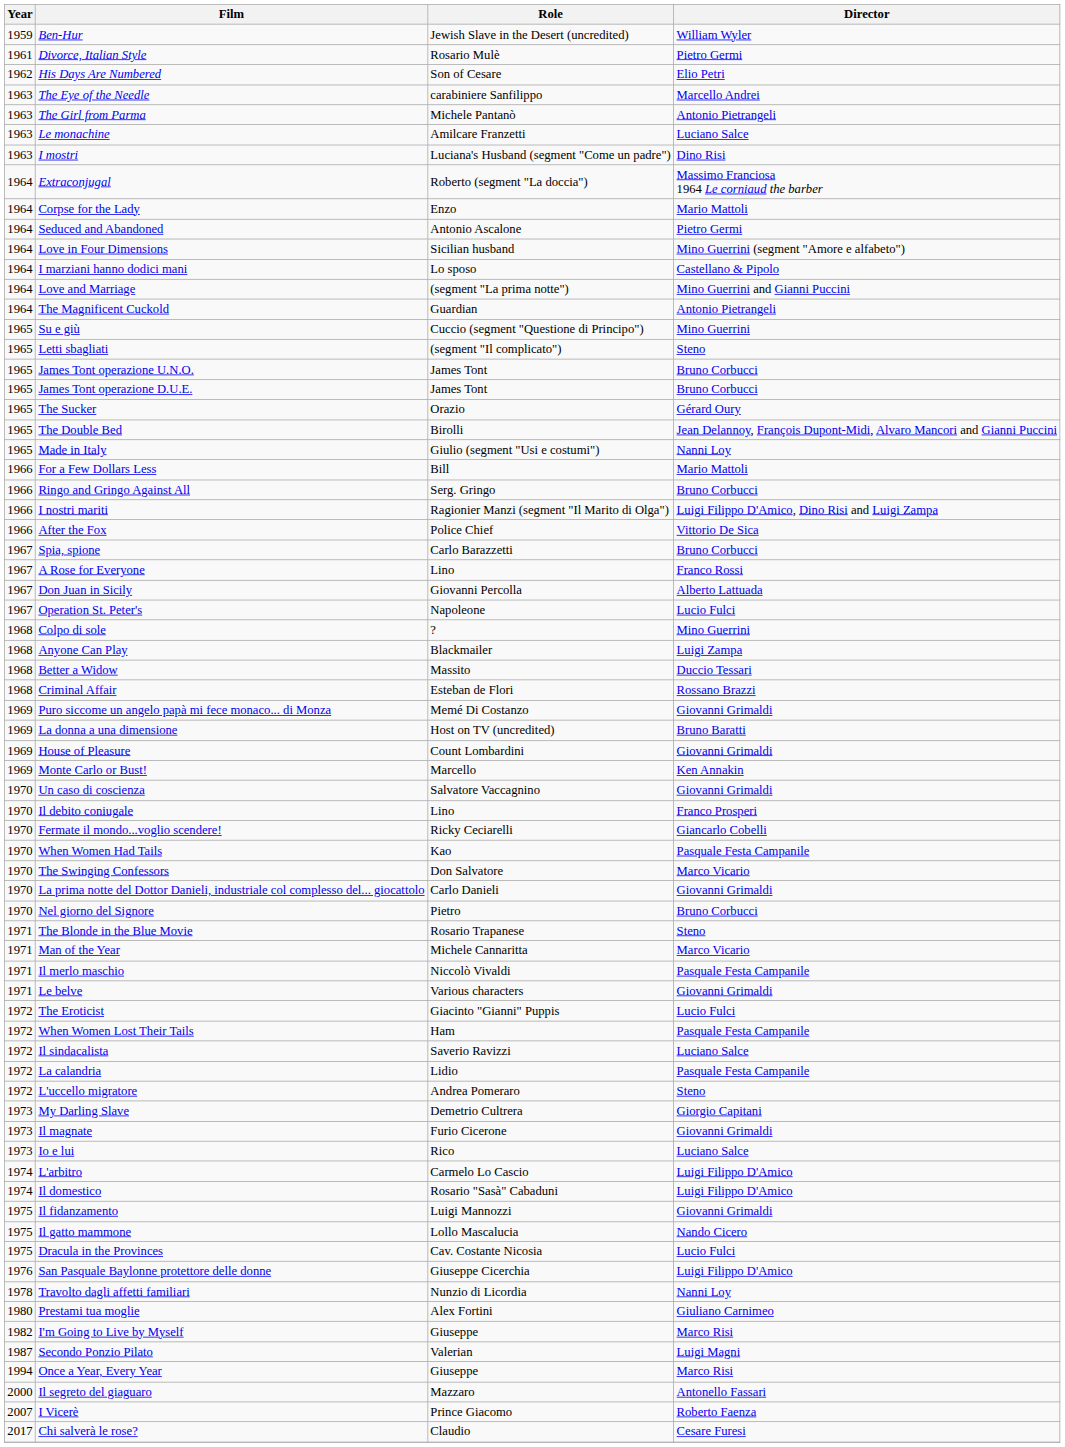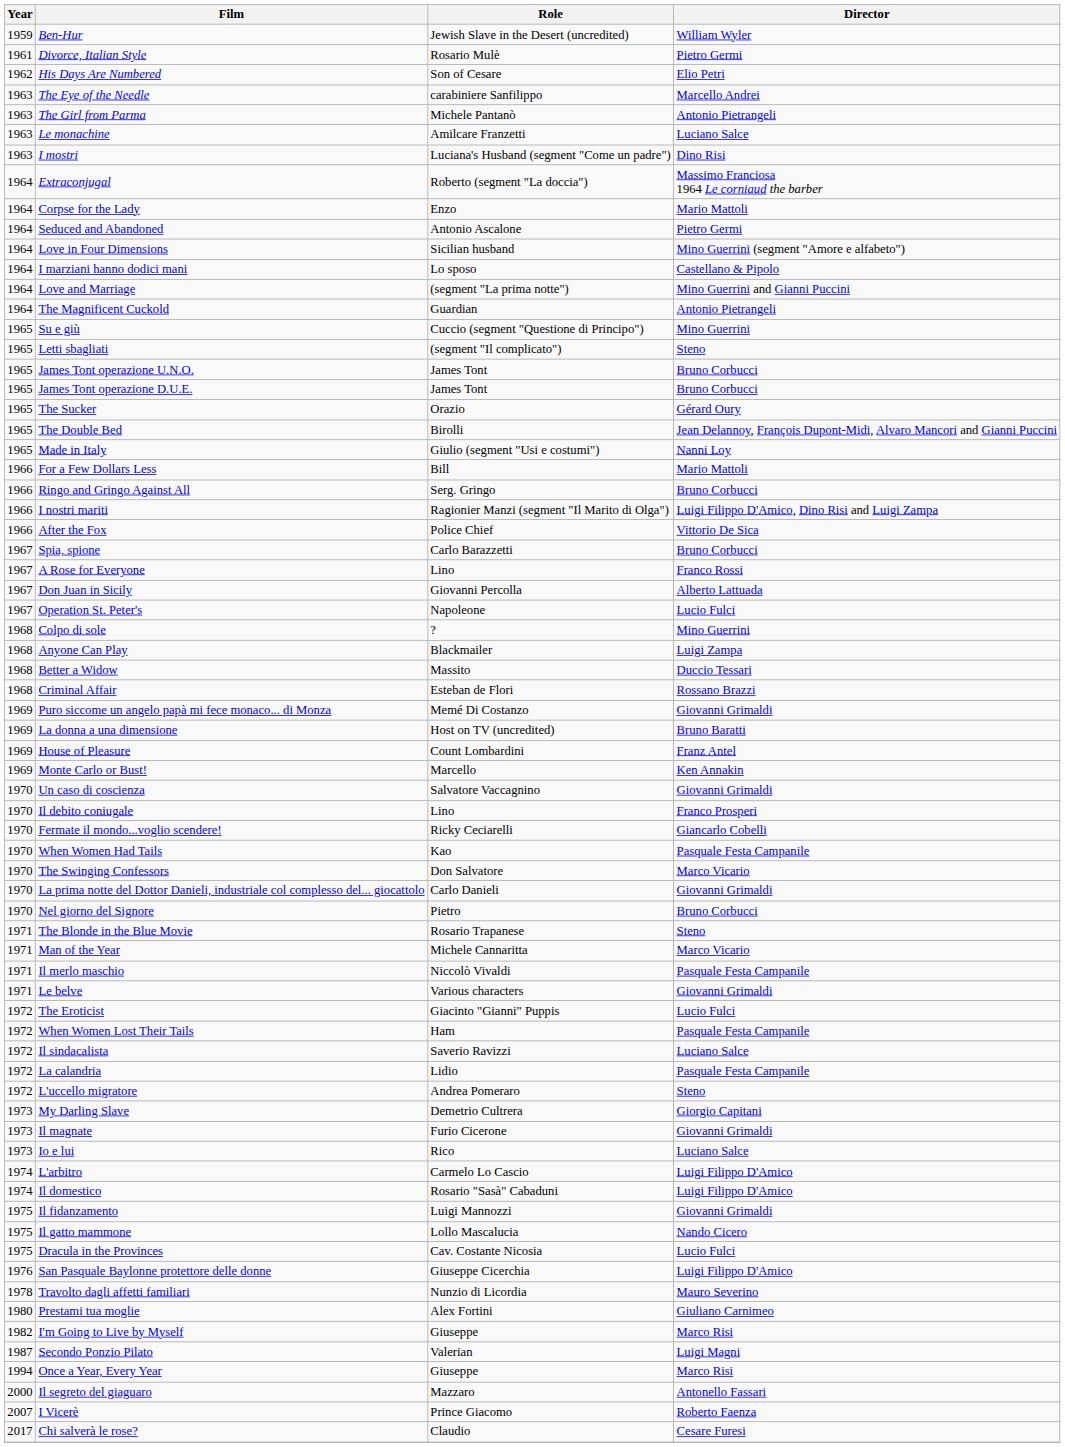(725, 750) Giovanni Grimaldi -> (706, 750) Franz Antel
(704, 1291) Nanni Loy -> (717, 1291) Mauro Severino
